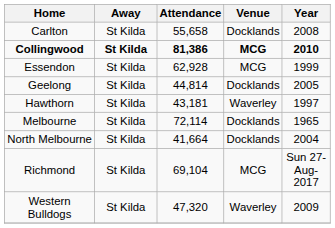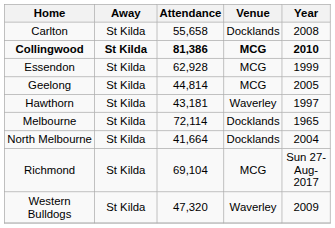(253, 85) Docklands -> (253, 85) MCG
